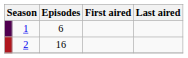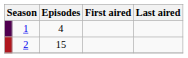(61, 28) 6 -> (61, 28) 4
(61, 45) 16 -> (61, 45) 15
